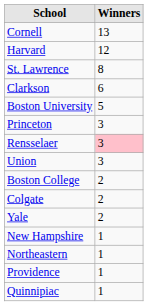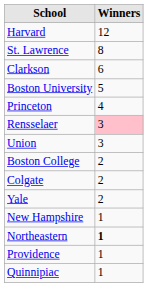- row: (25, 32)
(101, 124) 3 -> (101, 106) 4
(101, 254) normal -> (101, 236) bold
